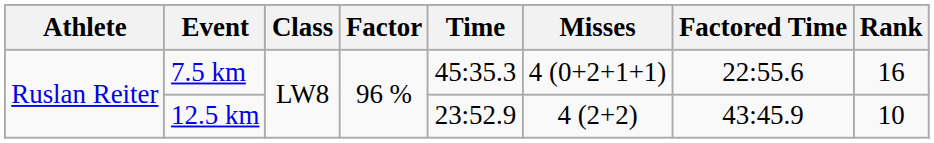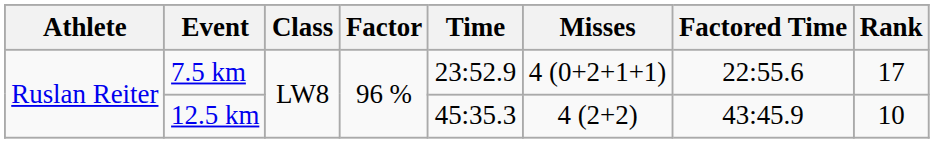(475, 71) 45:35.3 -> (475, 71) 23:52.9
(891, 71) 16 -> (891, 71) 17
(475, 115) 23:52.9 -> (475, 115) 45:35.3
